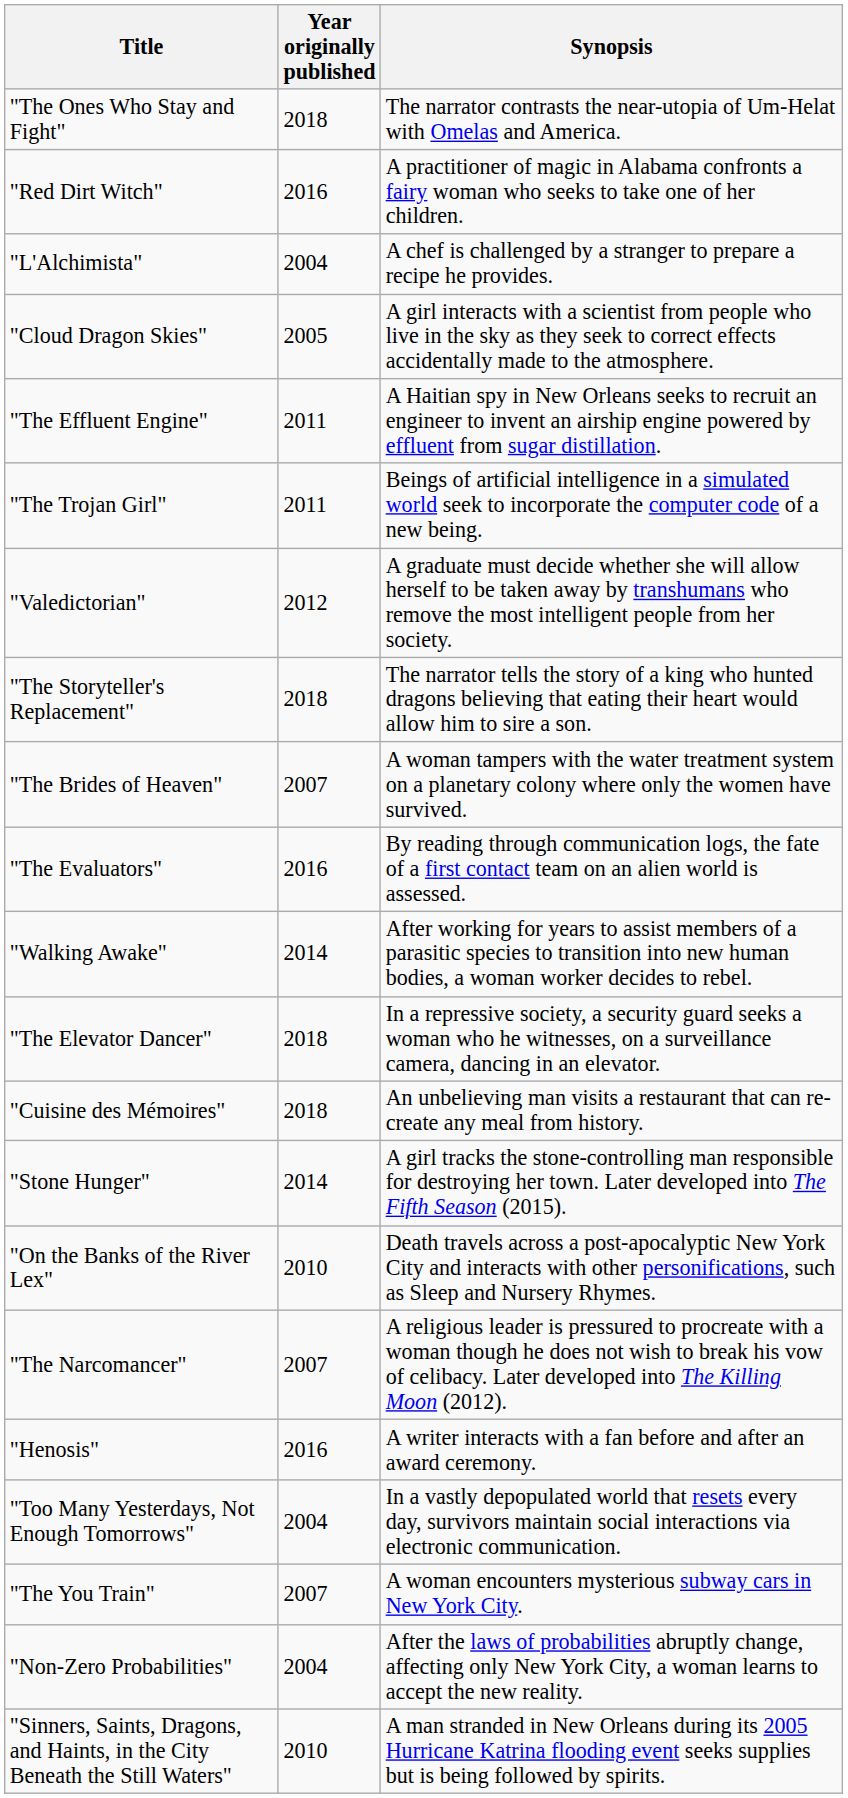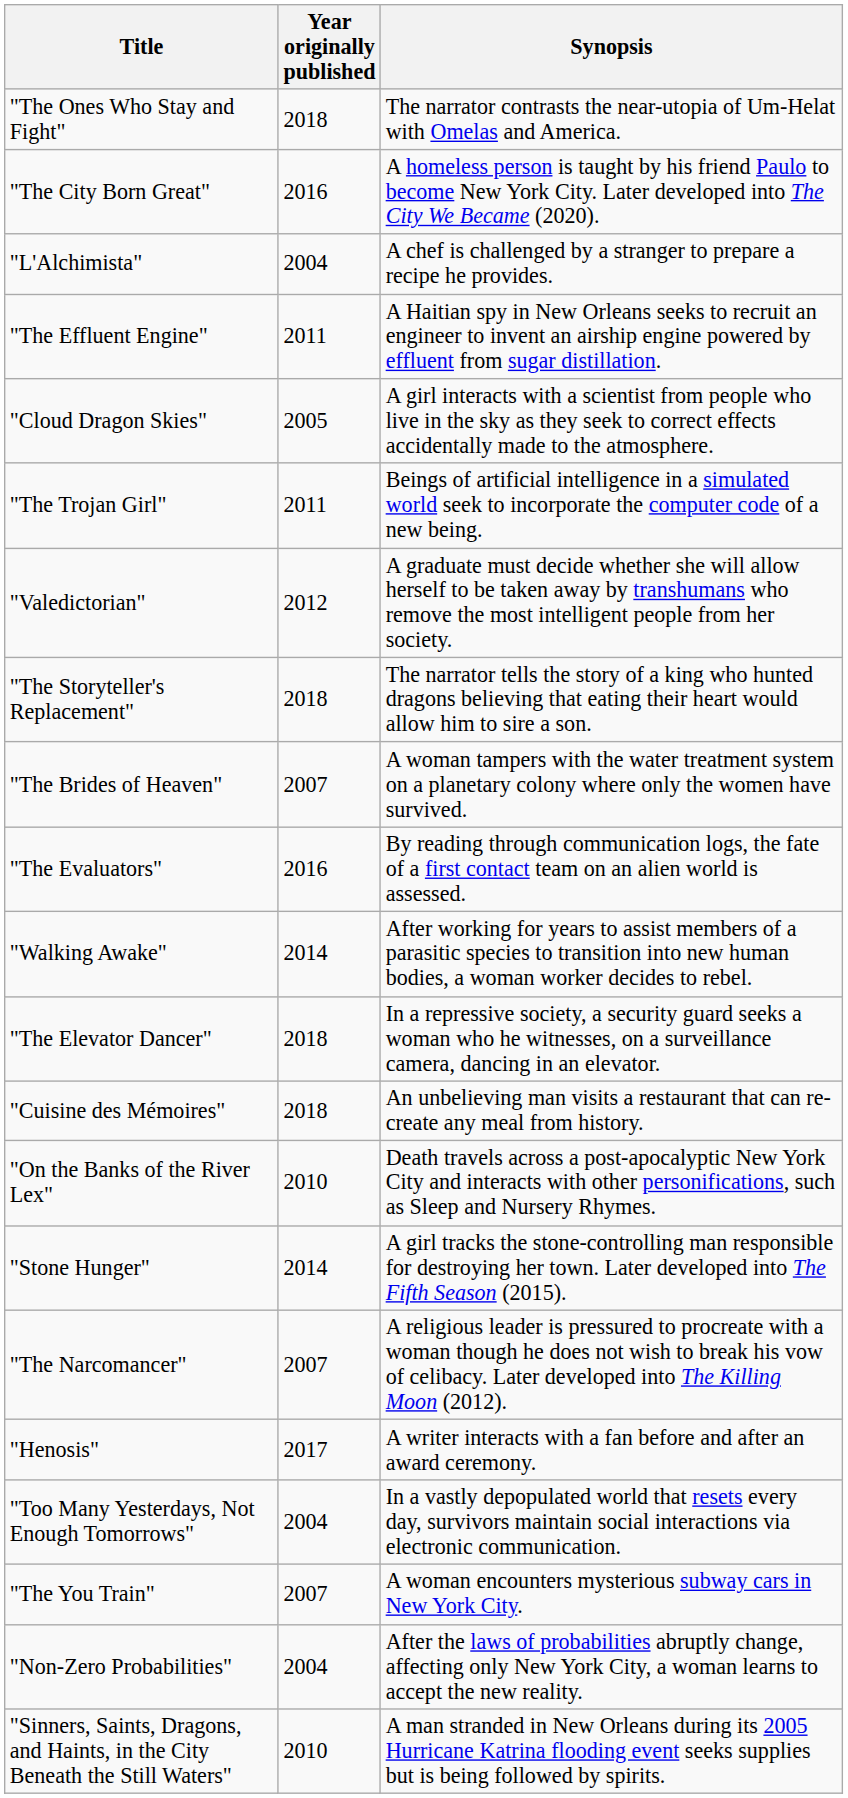+ row: (110, 191)
- row: (86, 191)
rows swapped: (109, 420) <-> (108, 335)
rows swapped: (80, 1182) <-> (130, 1267)
(305, 1449) 2016 -> (305, 1449) 2017
